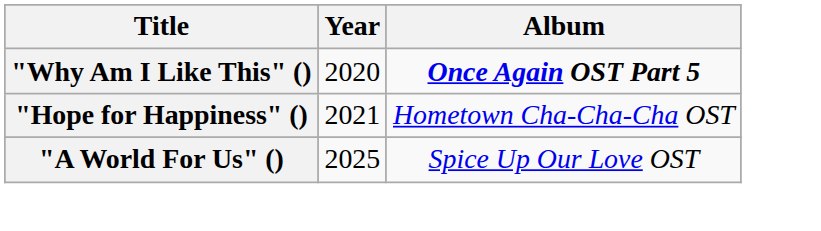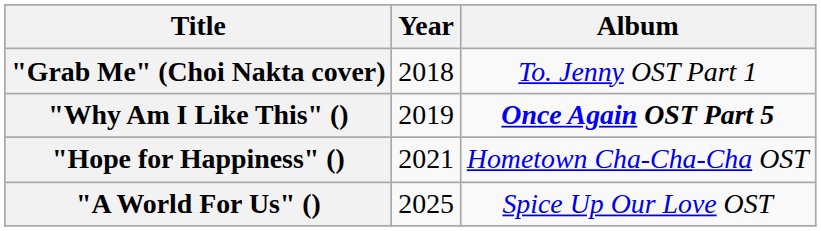+ row: (198, 70)
(352, 70) 2020 -> (426, 114) 2019
